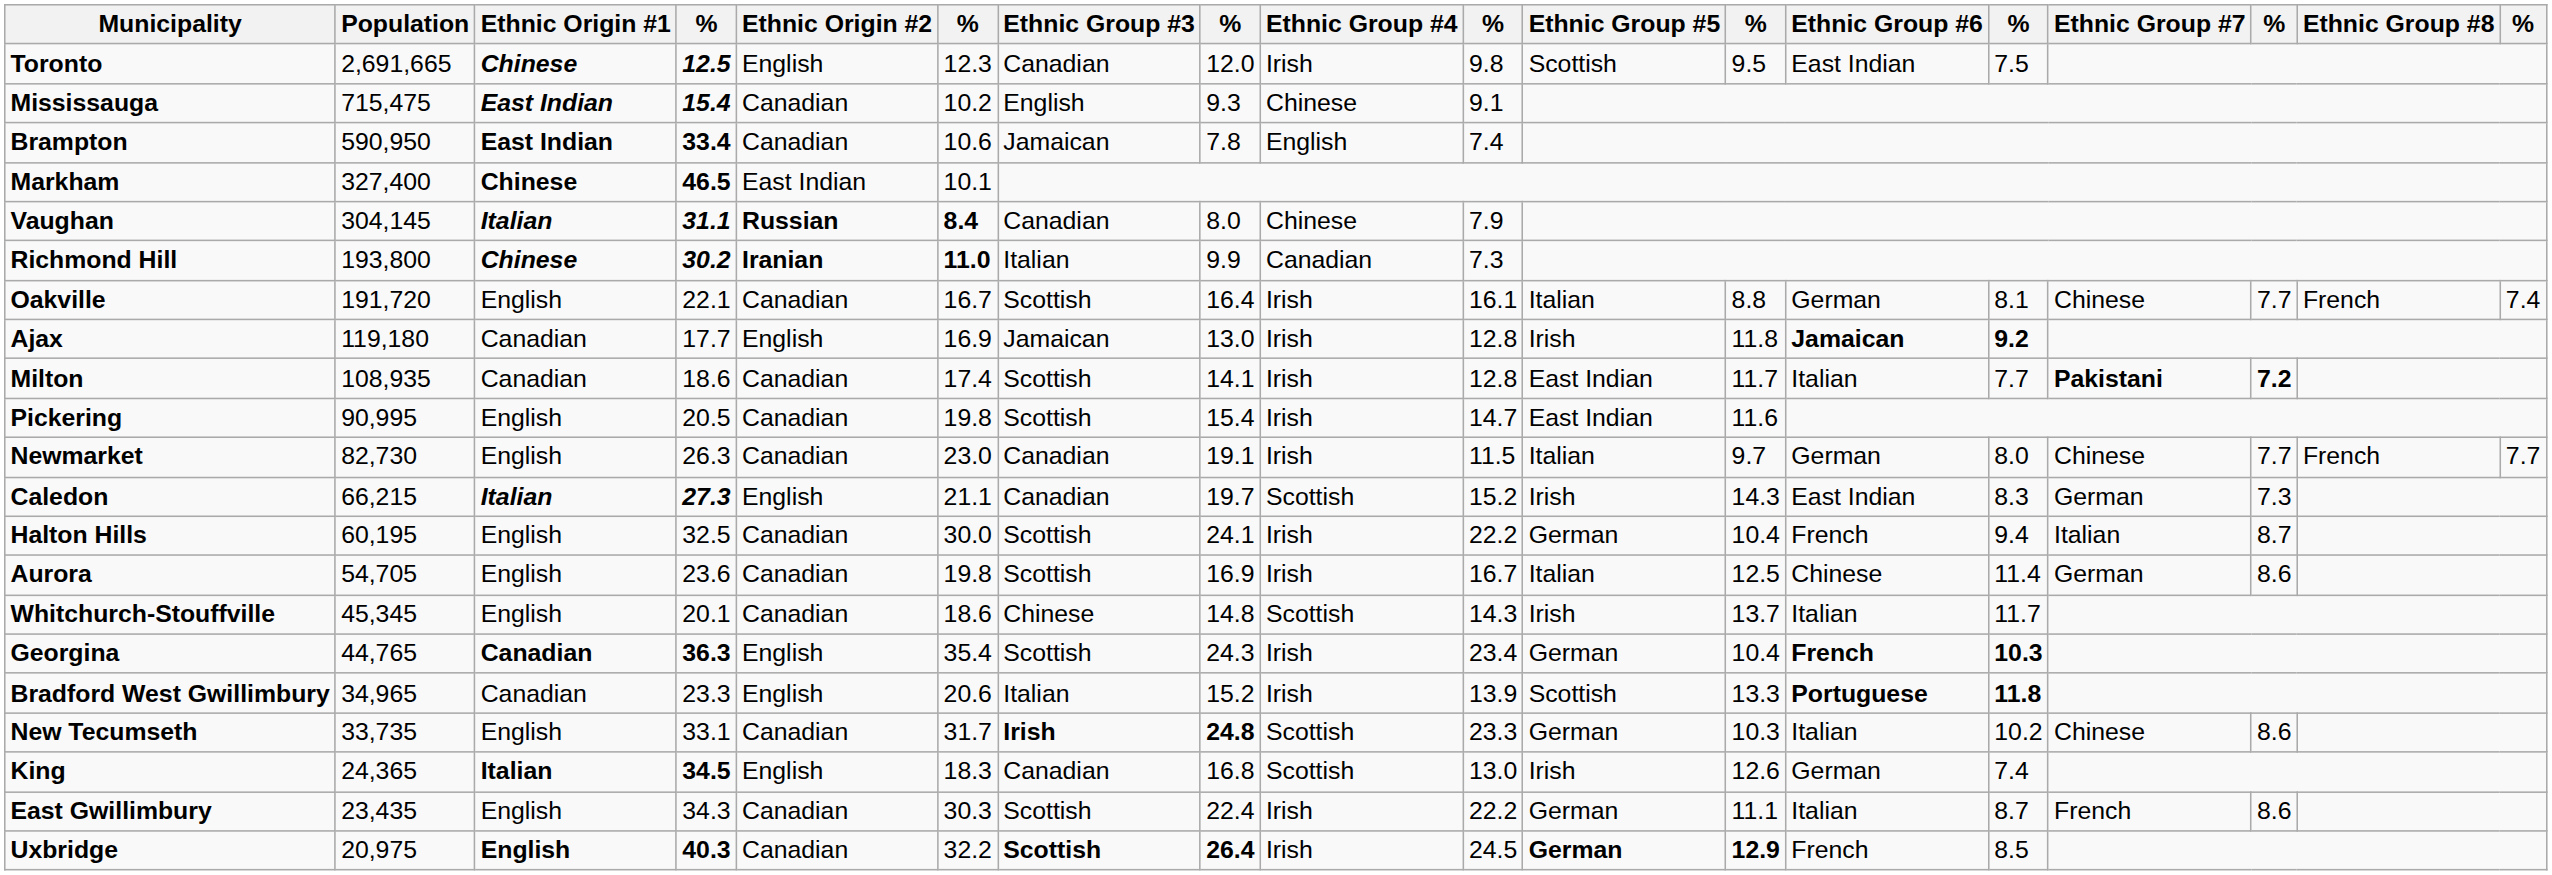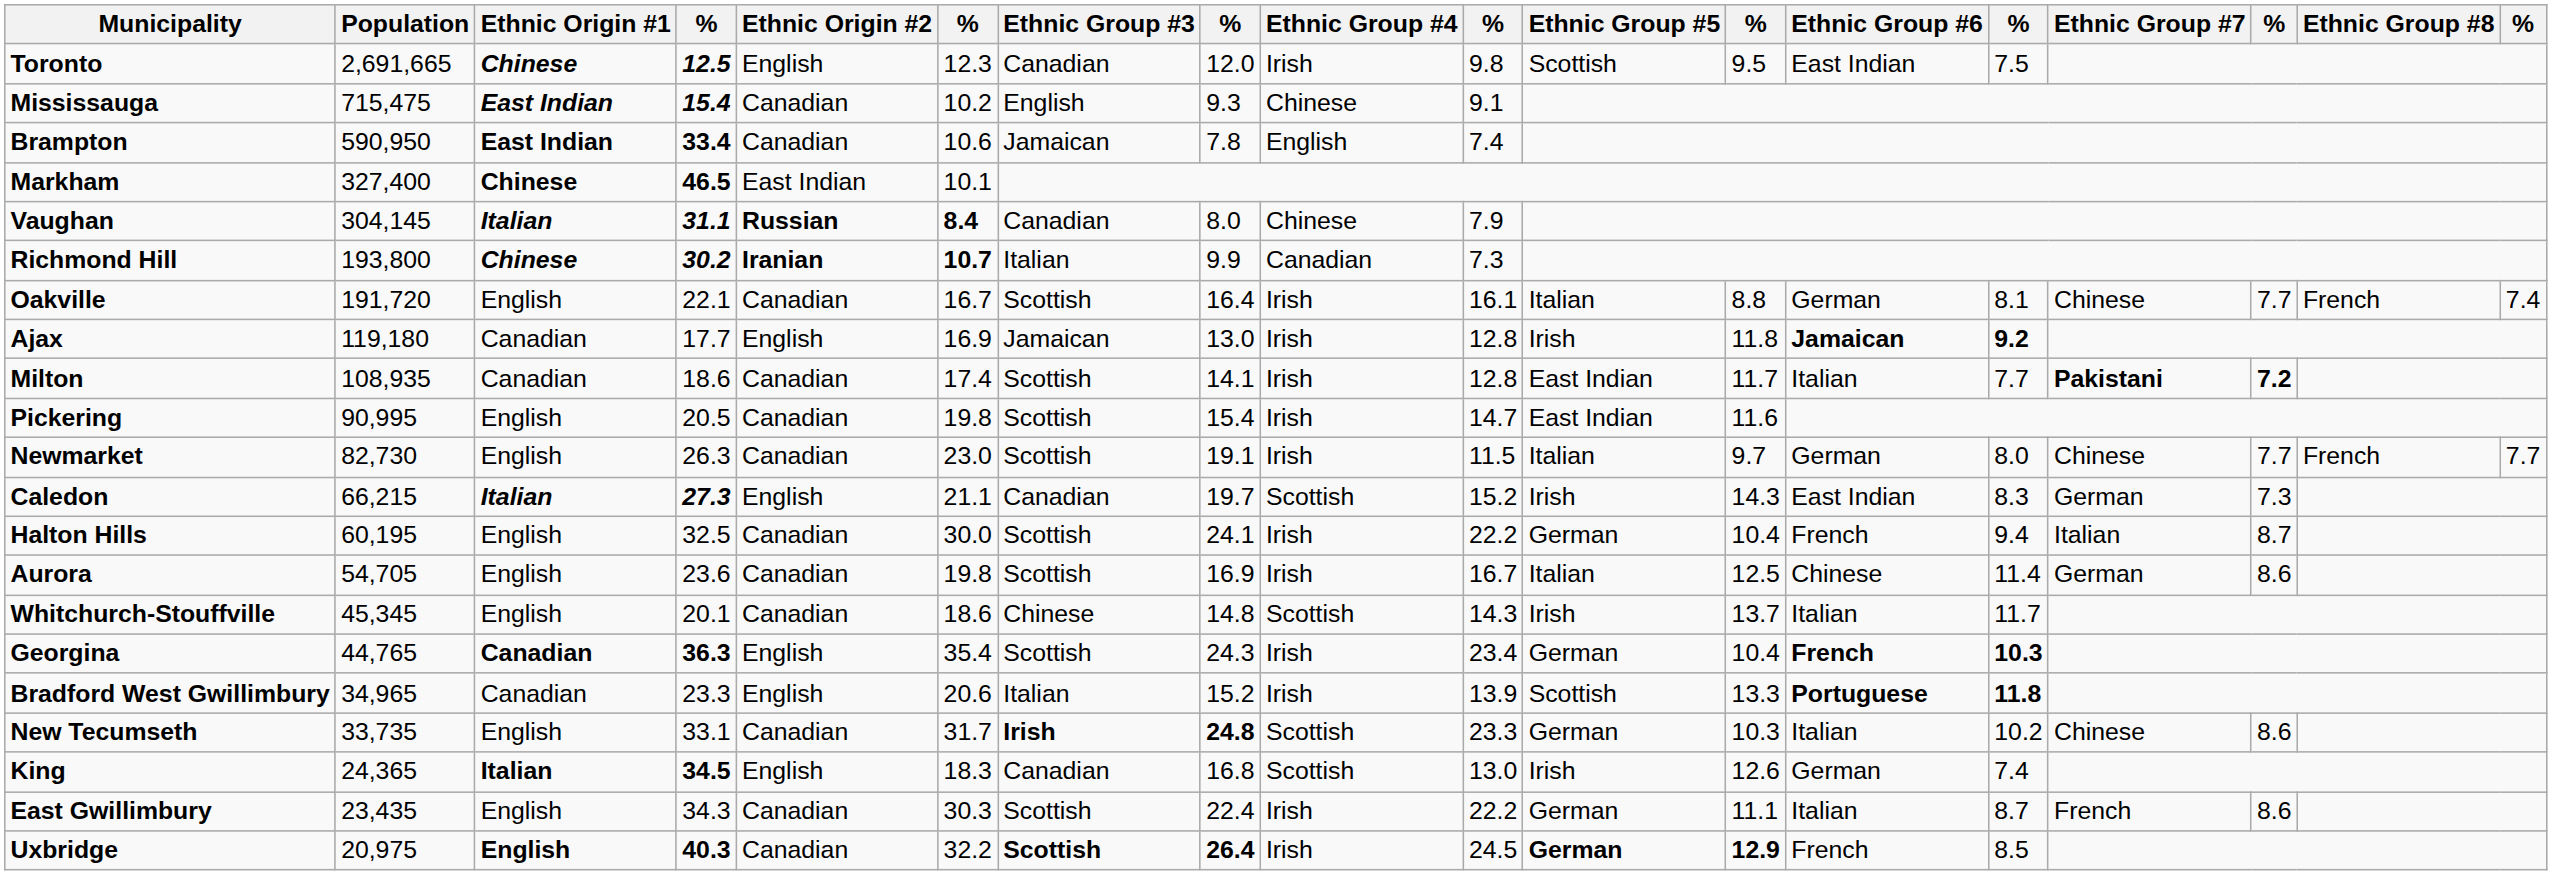(967, 260) 11.0 -> (968, 260) 10.7
(1056, 456) Canadian -> (1047, 456) Scottish
